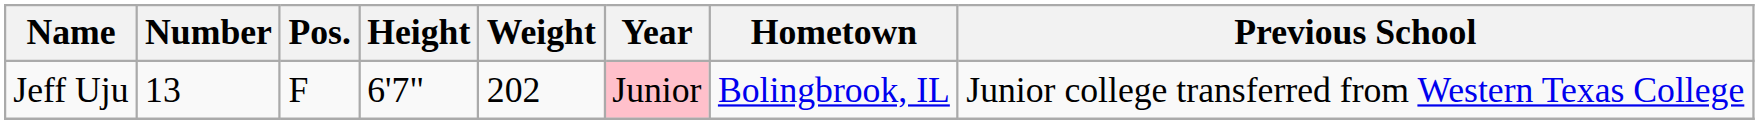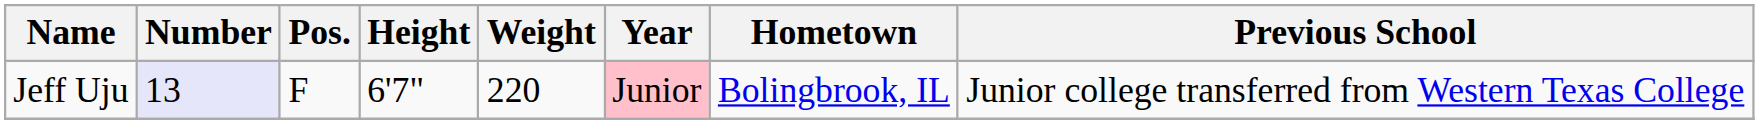(163, 89) no background -> (163, 89) lavender background
(514, 89) 202 -> (514, 89) 220
